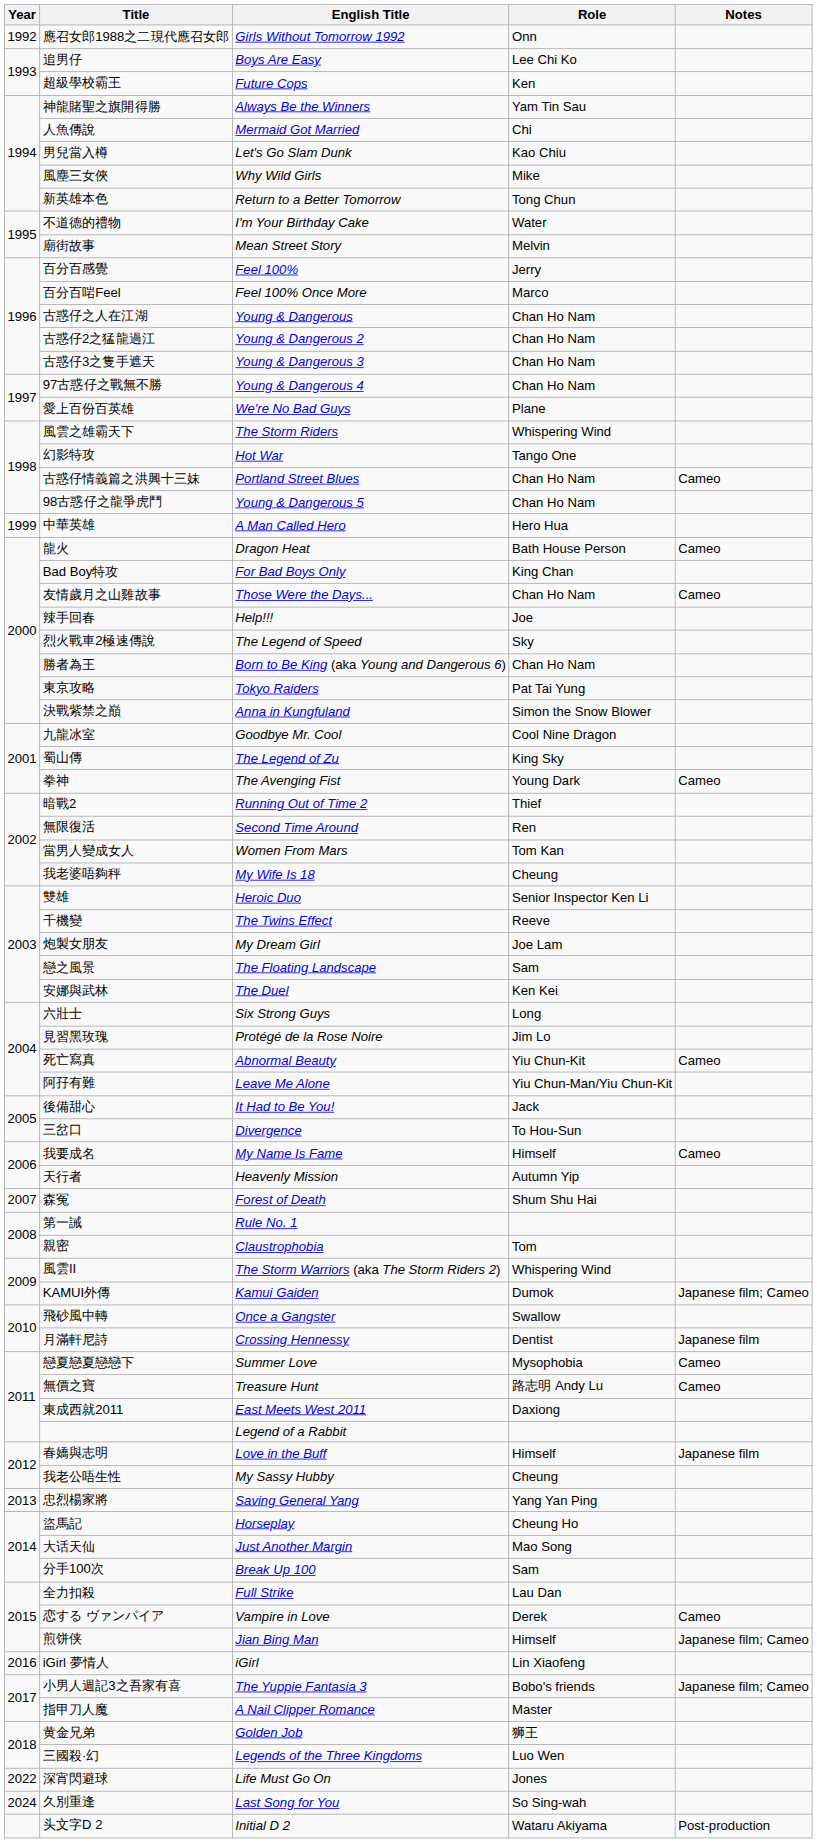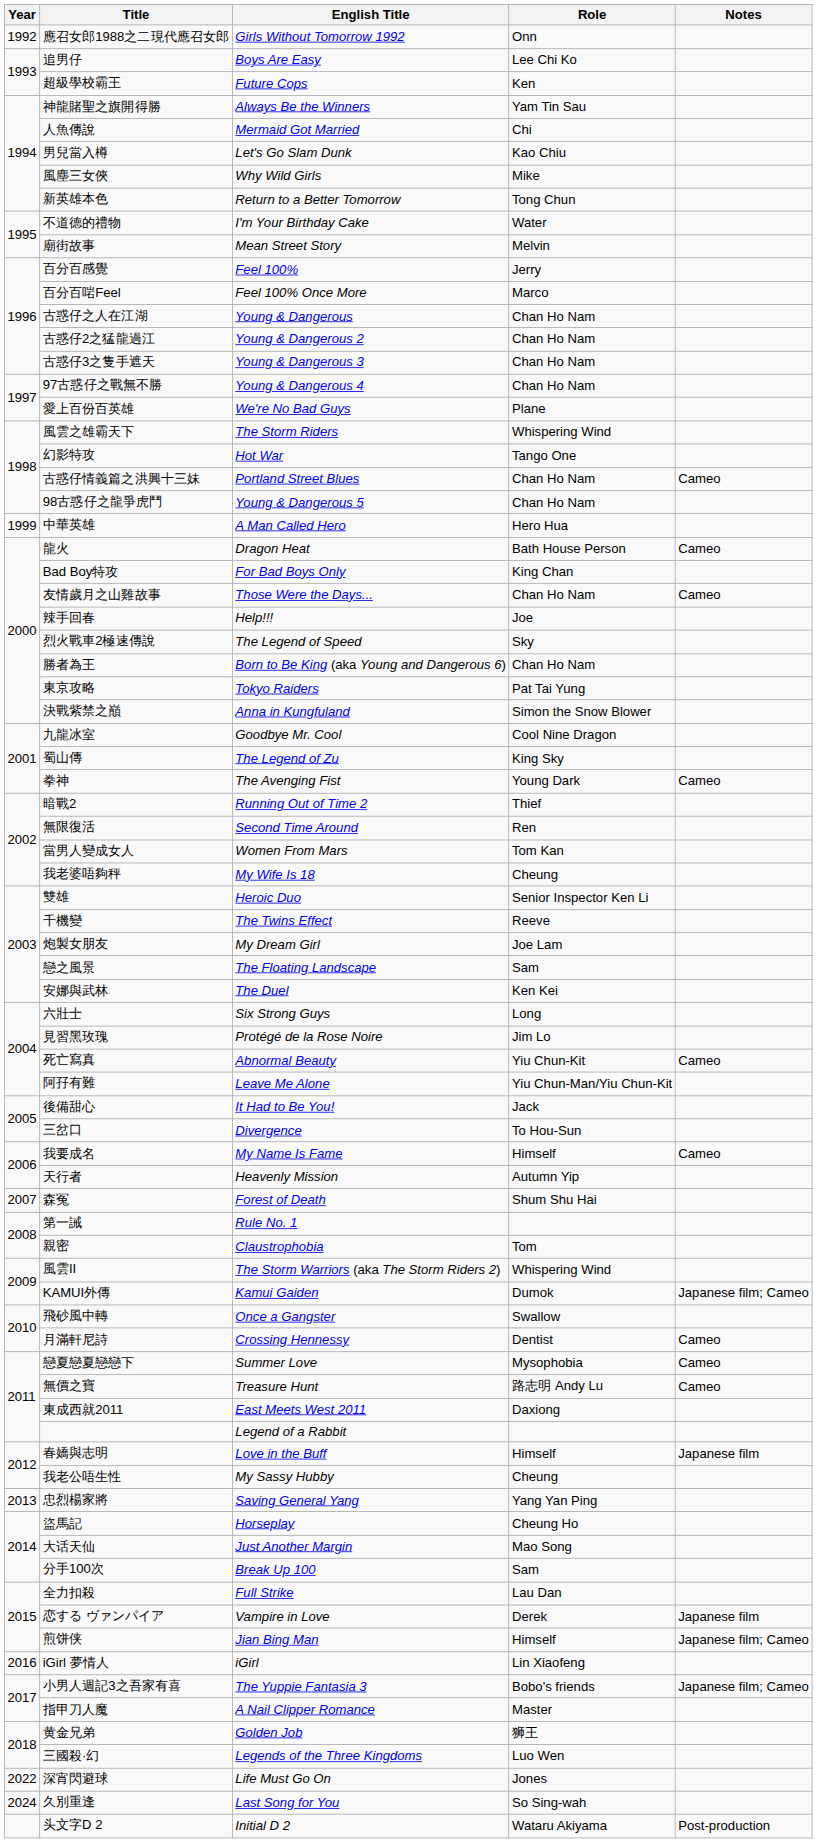(719, 1339) Japanese film -> (699, 1339) Cameo
(699, 1616) Cameo -> (719, 1616) Japanese film
